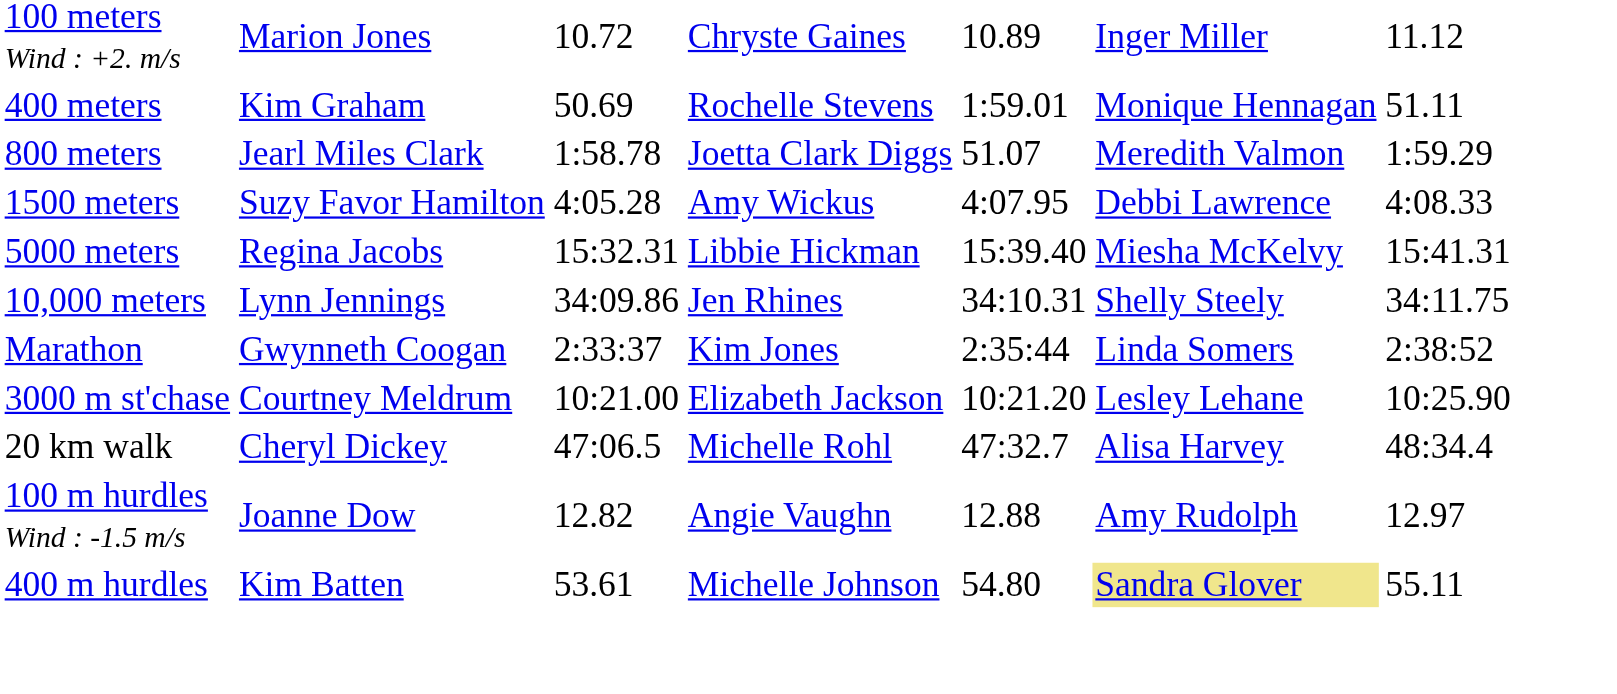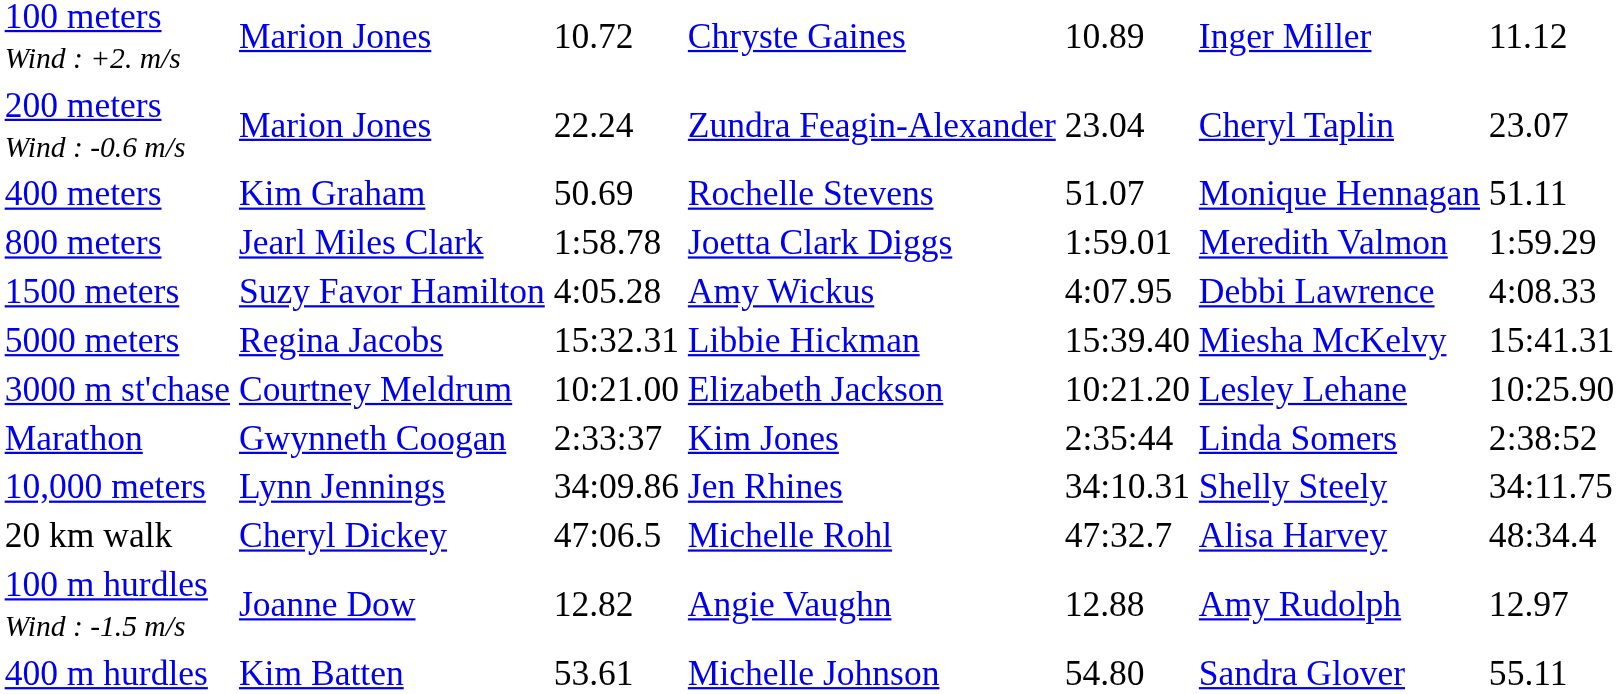+ row: (95, 124)
(1015, 104) 1:59.01 -> (1105, 193) 51.07
(1001, 153) 51.07 -> (1118, 242) 1:59.01
rows swapped: (105, 300) <-> (117, 397)
(1198, 584) khaki background -> (1302, 673) no background
